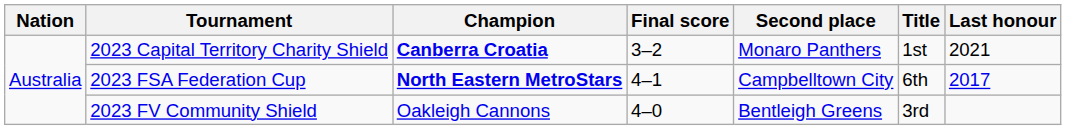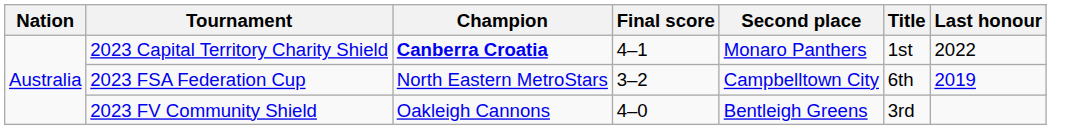(647, 50) 3–2 -> (632, 50) 4–1
(970, 50) 2021 -> (955, 50) 2022
(510, 80) bold -> (502, 80) normal
(647, 80) 4–1 -> (632, 80) 3–2
(970, 80) 2017 -> (955, 80) 2019
